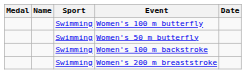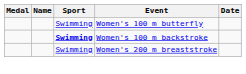- row: (147, 36)
(74, 49) normal -> (74, 36) bold
